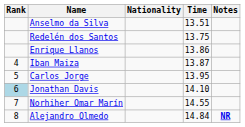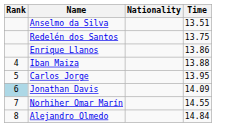- column: (226, 11)
(197, 64) 13.87 -> (197, 64) 13.88
(197, 90) 14.10 -> (197, 90) 14.09
